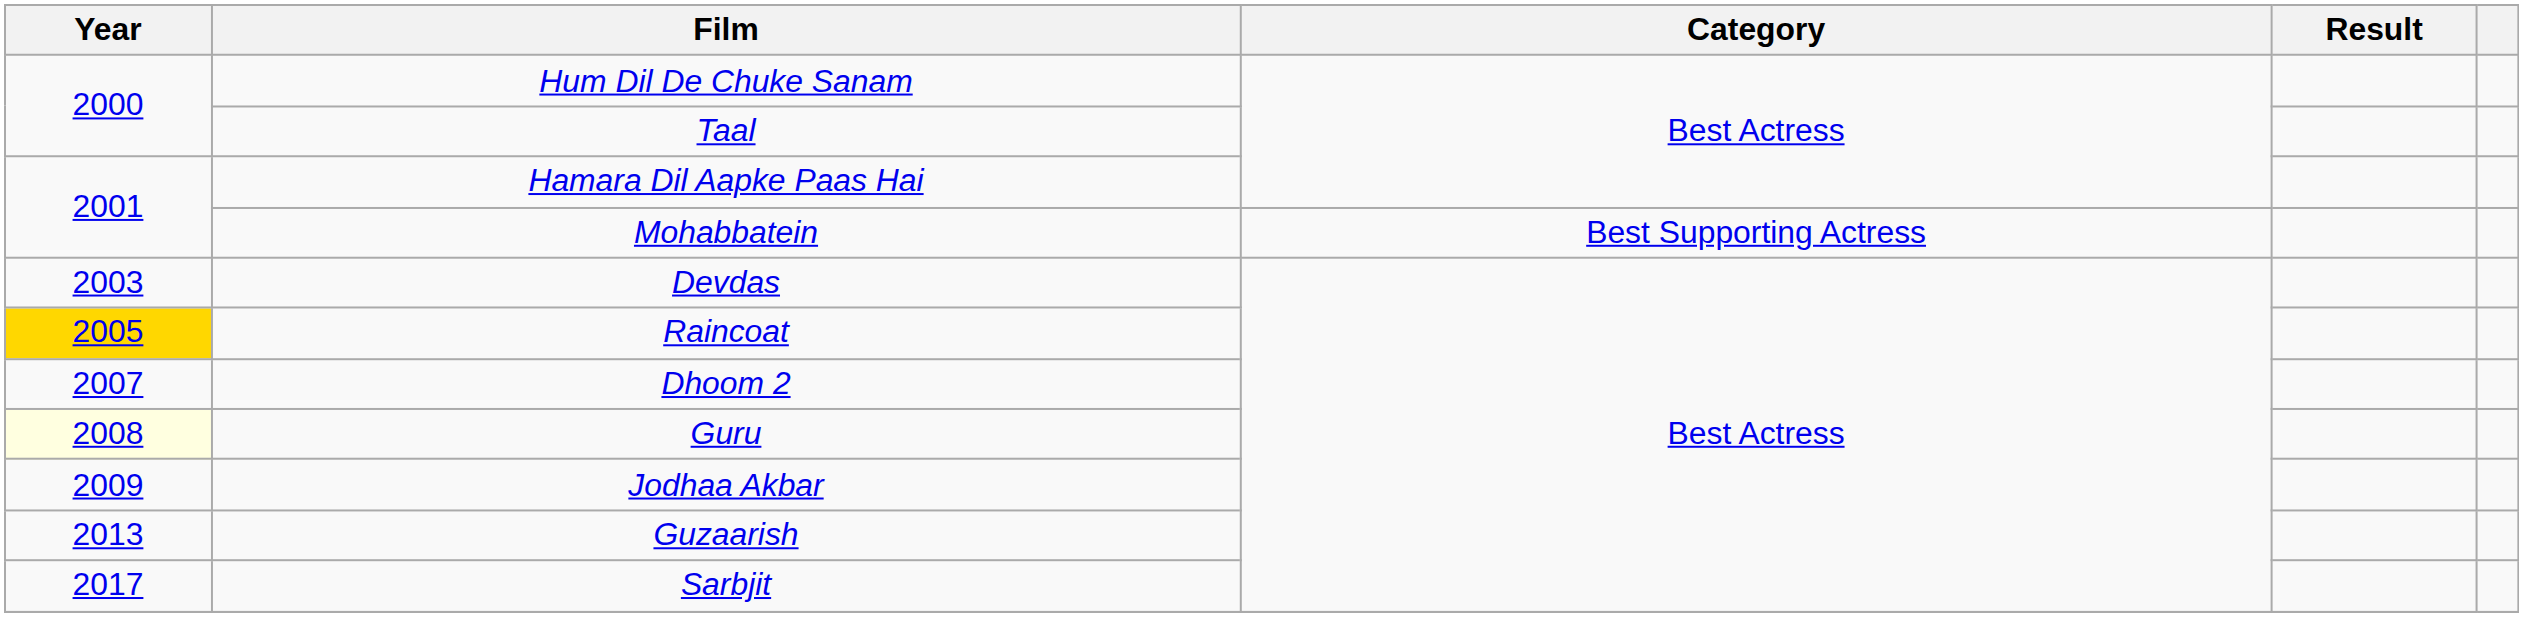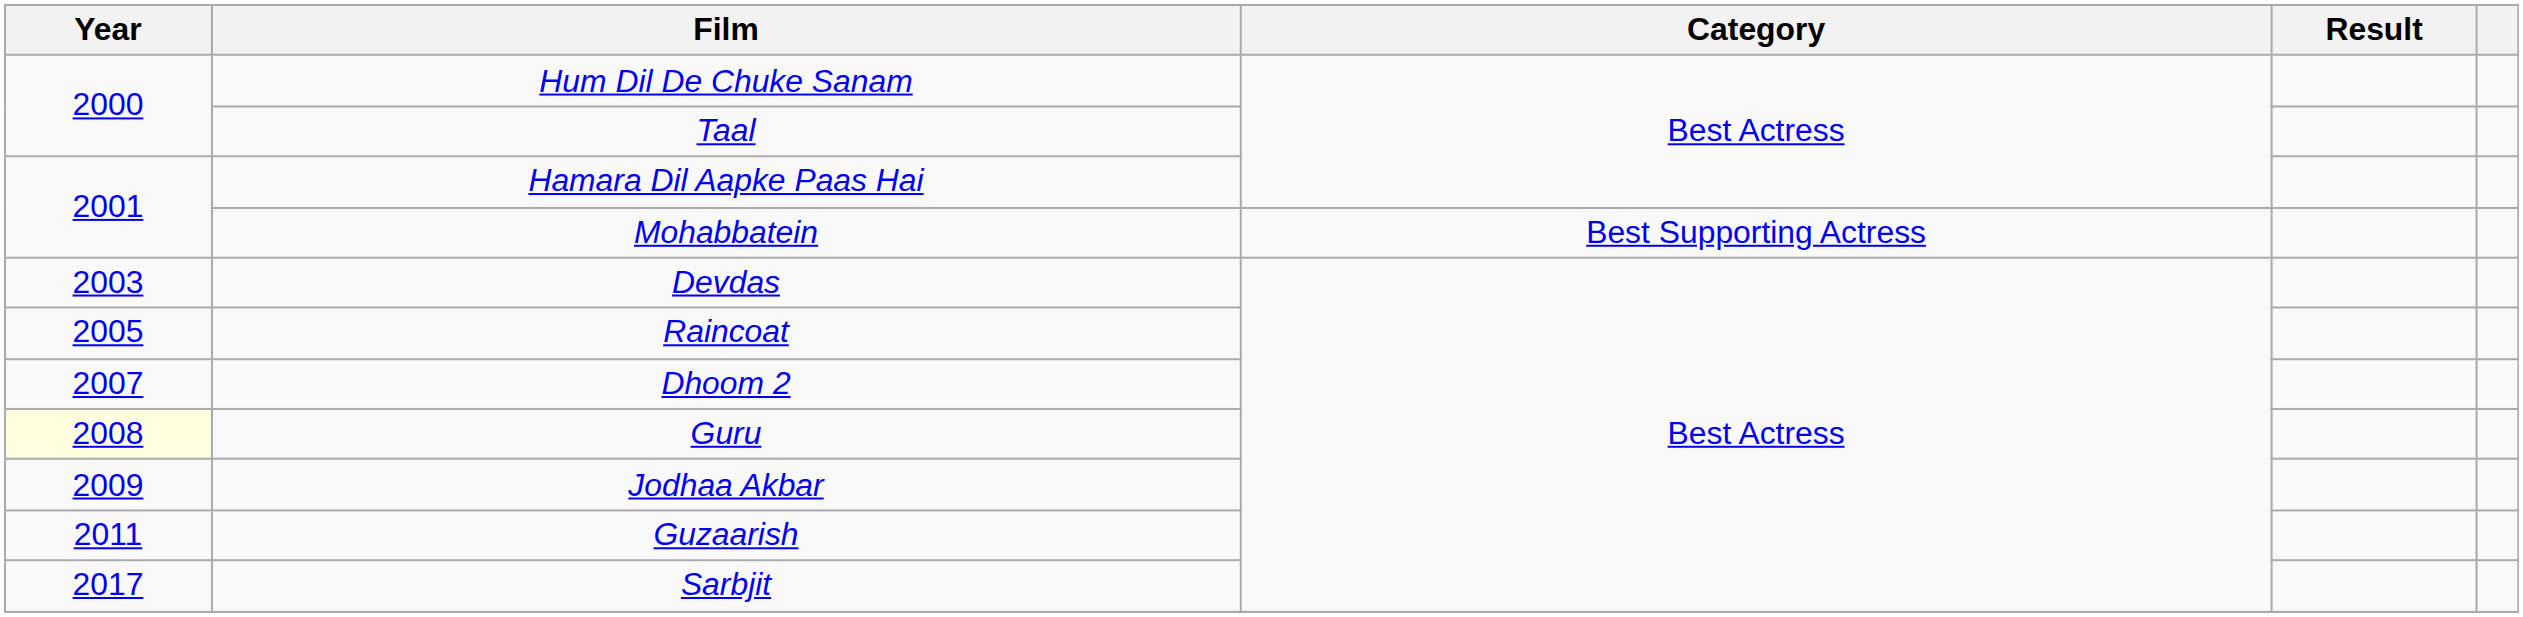(108, 332) gold background -> (108, 332) no background
(108, 534) 2013 -> (108, 534) 2011
